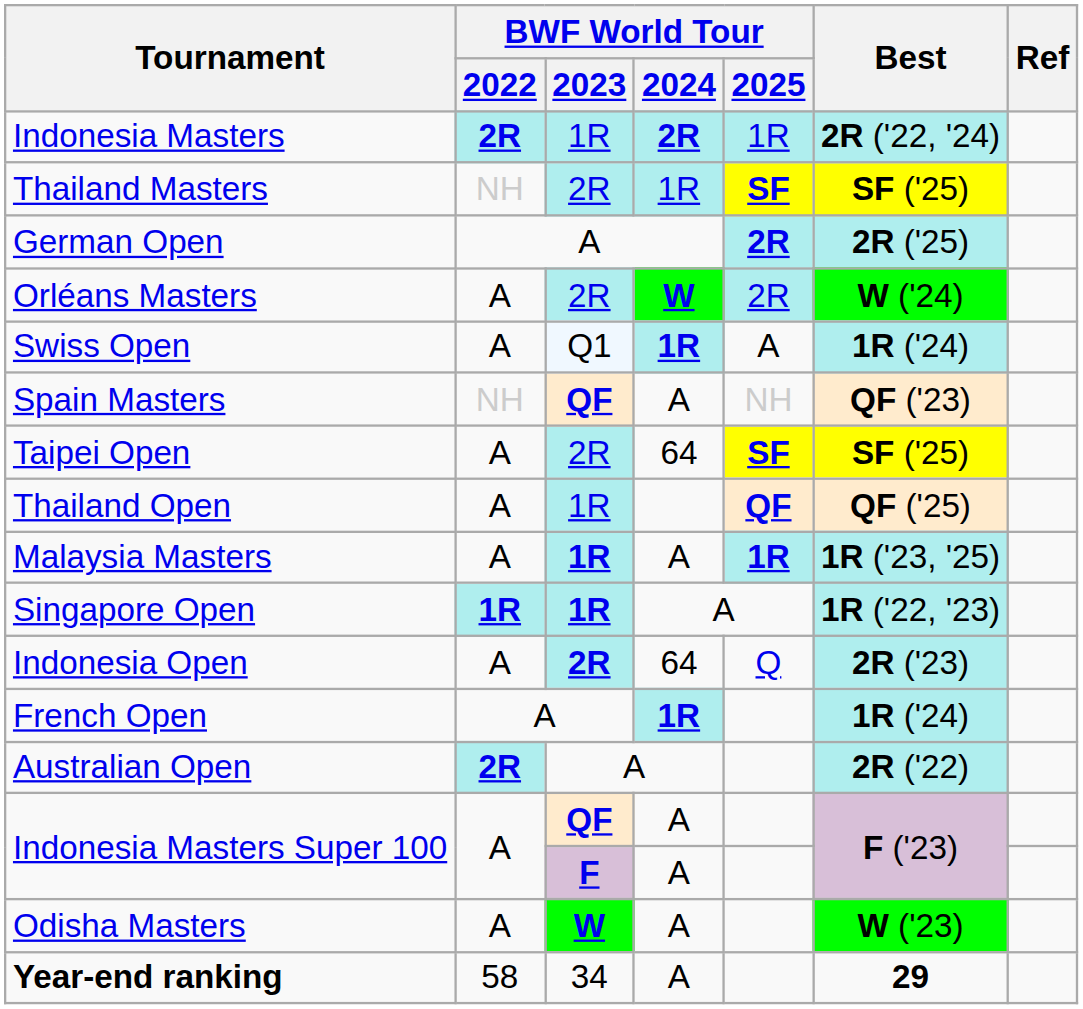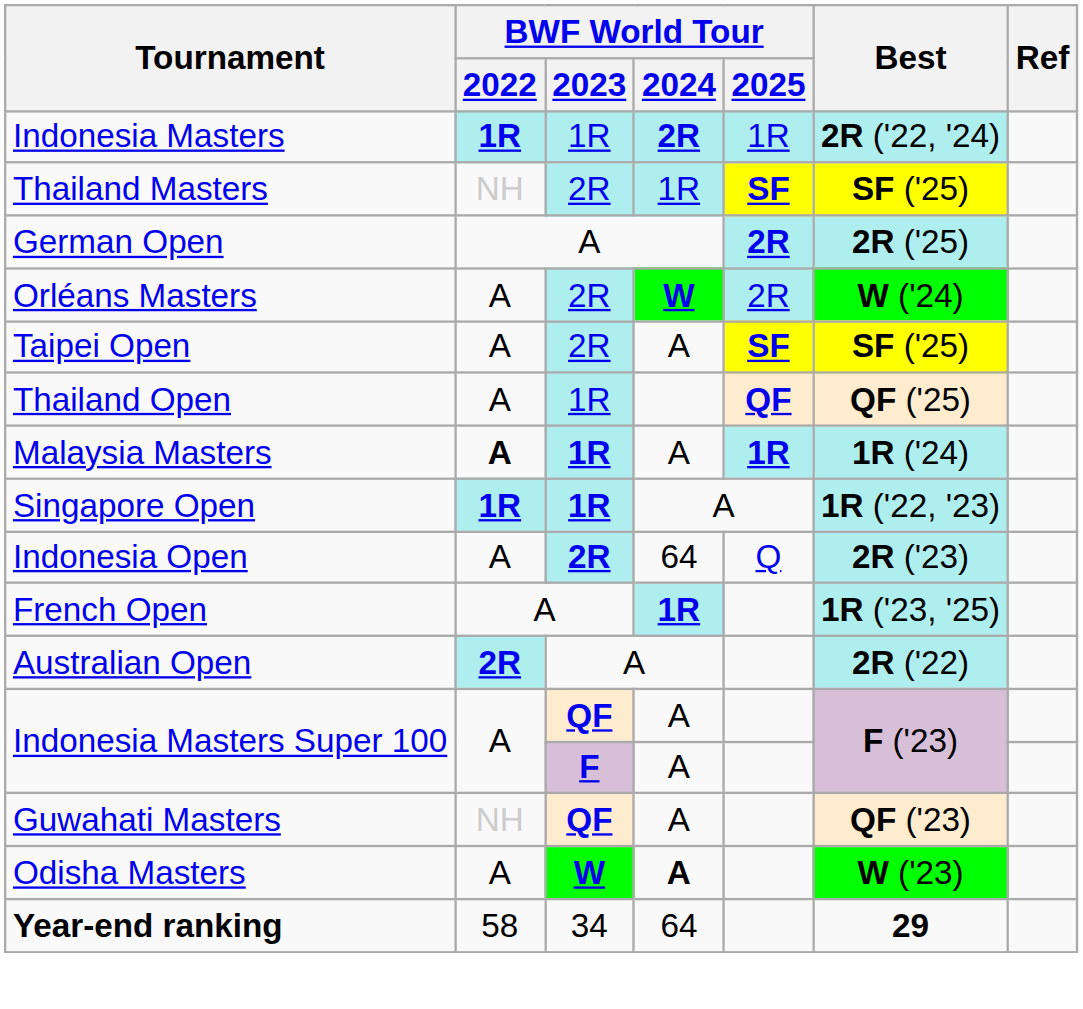(500, 137) 2R -> (500, 137) 1R
- row: (102, 347)
- row: (119, 400)
(679, 452) 64 -> (679, 347) A
(500, 557) normal -> (500, 452) bold
(911, 557) 1R ('23, '25) -> (911, 452) 1R ('24)
(911, 715) 1R ('24) -> (911, 610) 1R ('23, '25)
+ row: (147, 820)
(679, 925) normal -> (679, 873) bold
(679, 978) A -> (679, 925) 64
